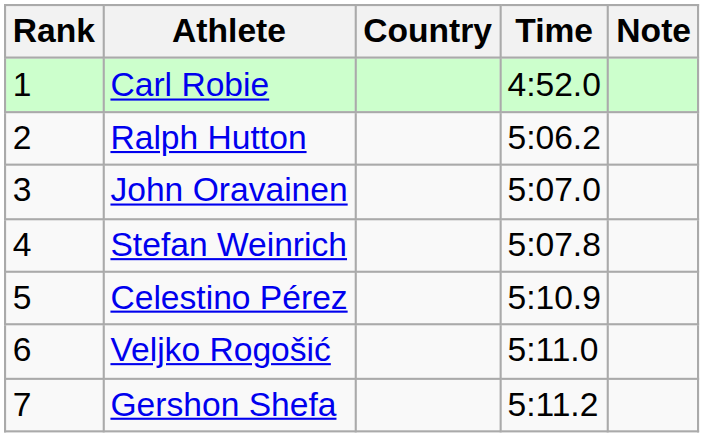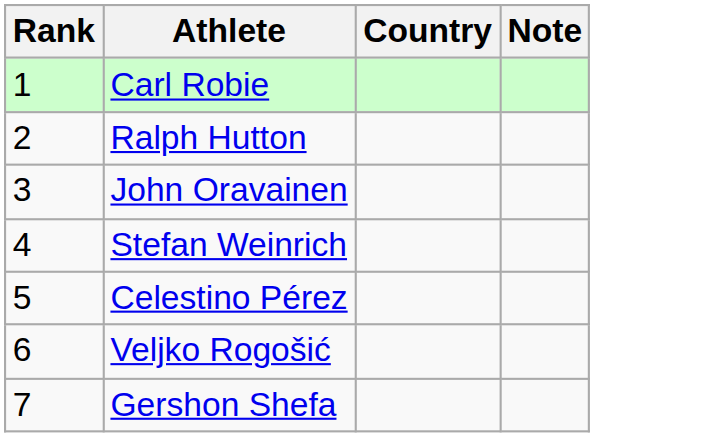- column: (554, 31)
